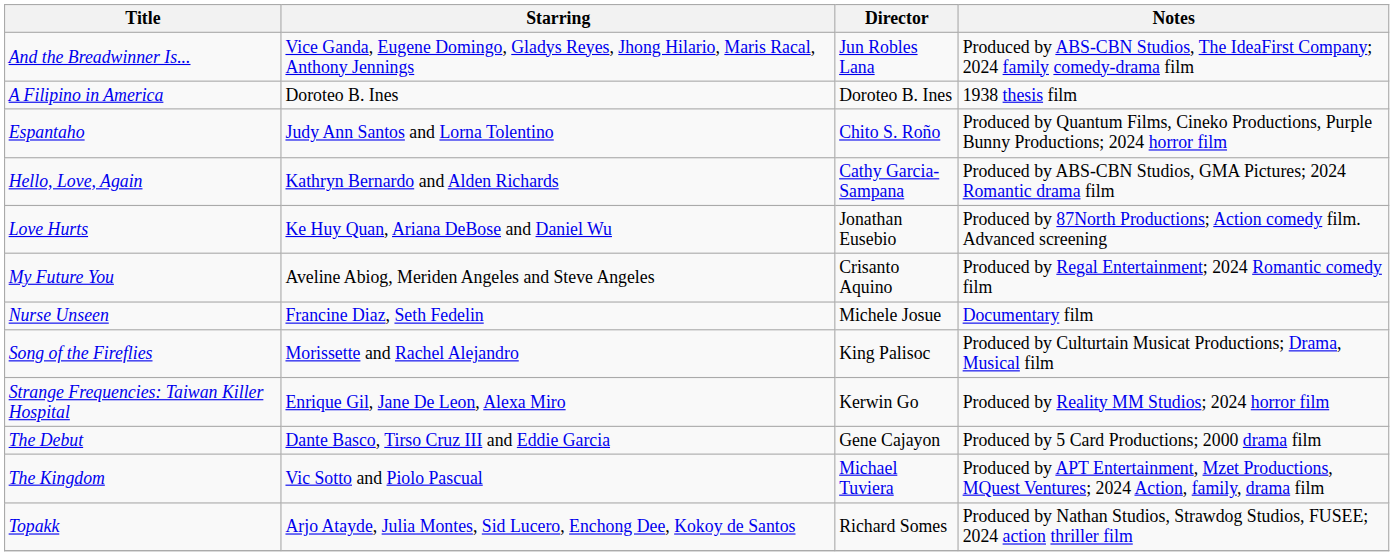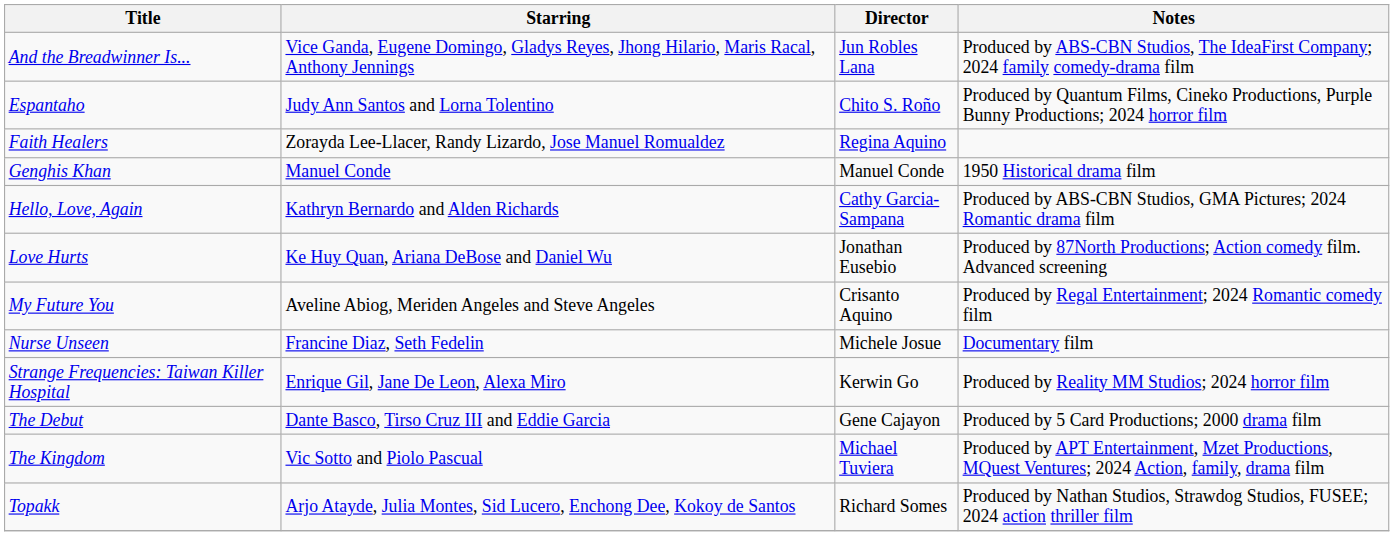- row: (86, 94)
+ row: (58, 143)
+ row: (60, 171)
- row: (81, 353)
